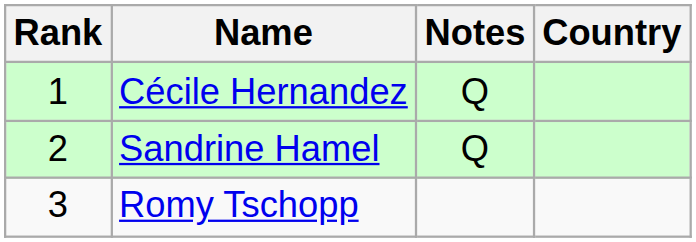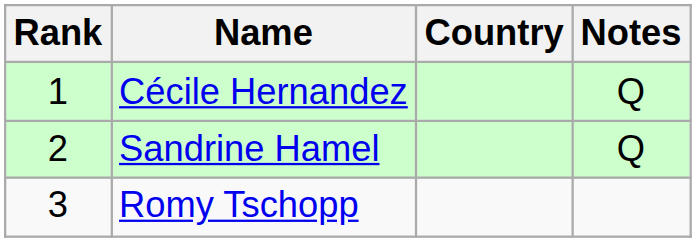columns swapped: (612, 33) <-> (475, 33)
